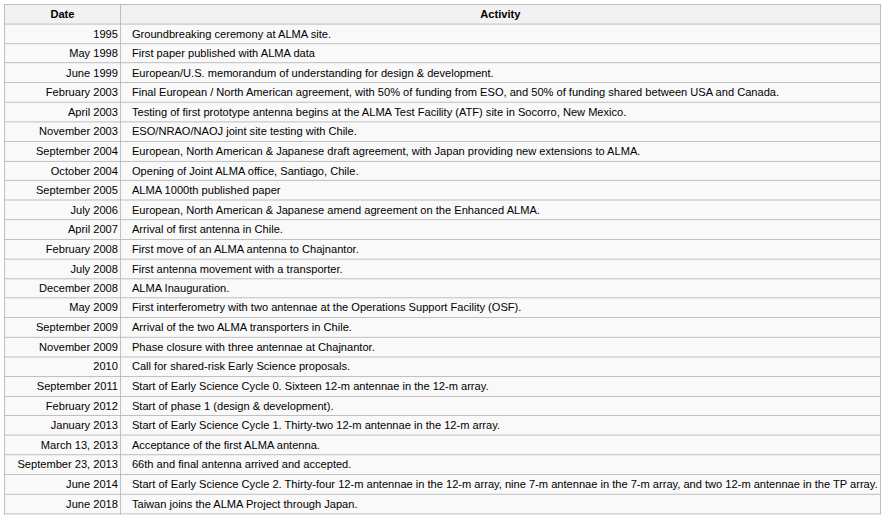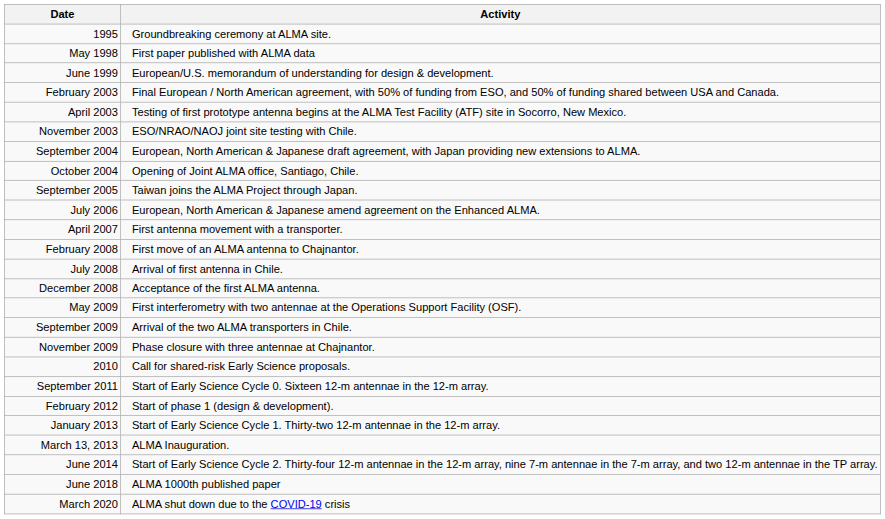(206, 190) ALMA 1000th published paper -> (245, 190) Taiwan joins the ALMA Project through Japan.
(207, 229) Arrival of first antenna in Chile. -> (237, 229) First antenna movement with a transporter.
(237, 269) First antenna movement with a transporter. -> (207, 269) Arrival of first antenna in Chile.
(181, 288) ALMA Inauguration. -> (226, 288) Acceptance of the first ALMA antenna.
(226, 445) Acceptance of the first ALMA antenna. -> (181, 445) ALMA Inauguration.
- row: (68, 465)
(245, 504) Taiwan joins the ALMA Project through Japan. -> (206, 484) ALMA 1000th published paper
+ row: (89, 504)
